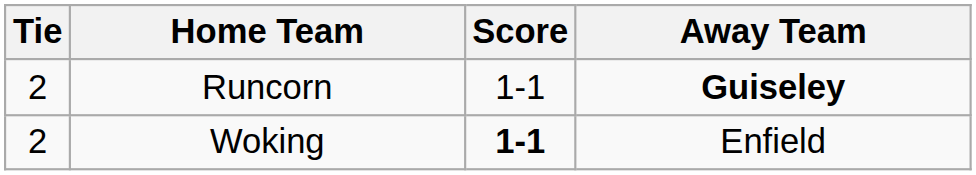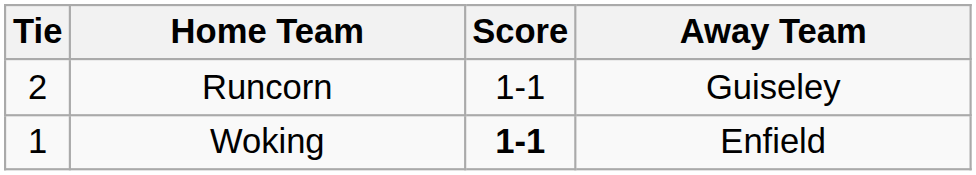(773, 86) bold -> (773, 86) normal
(38, 141) 2 -> (38, 141) 1
